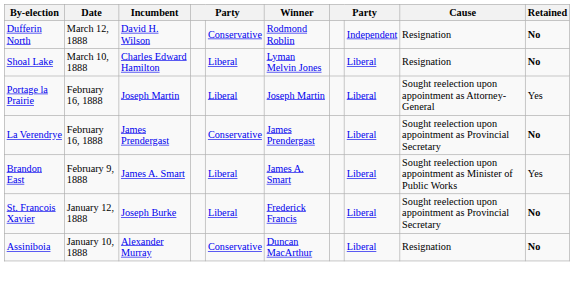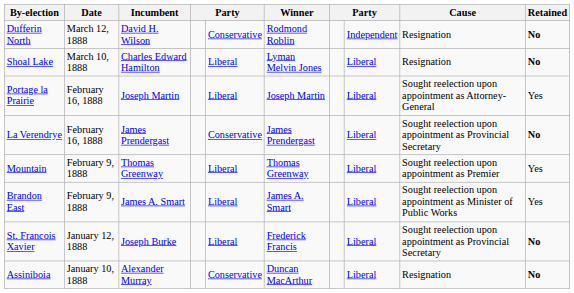+ row: (27, 168)
